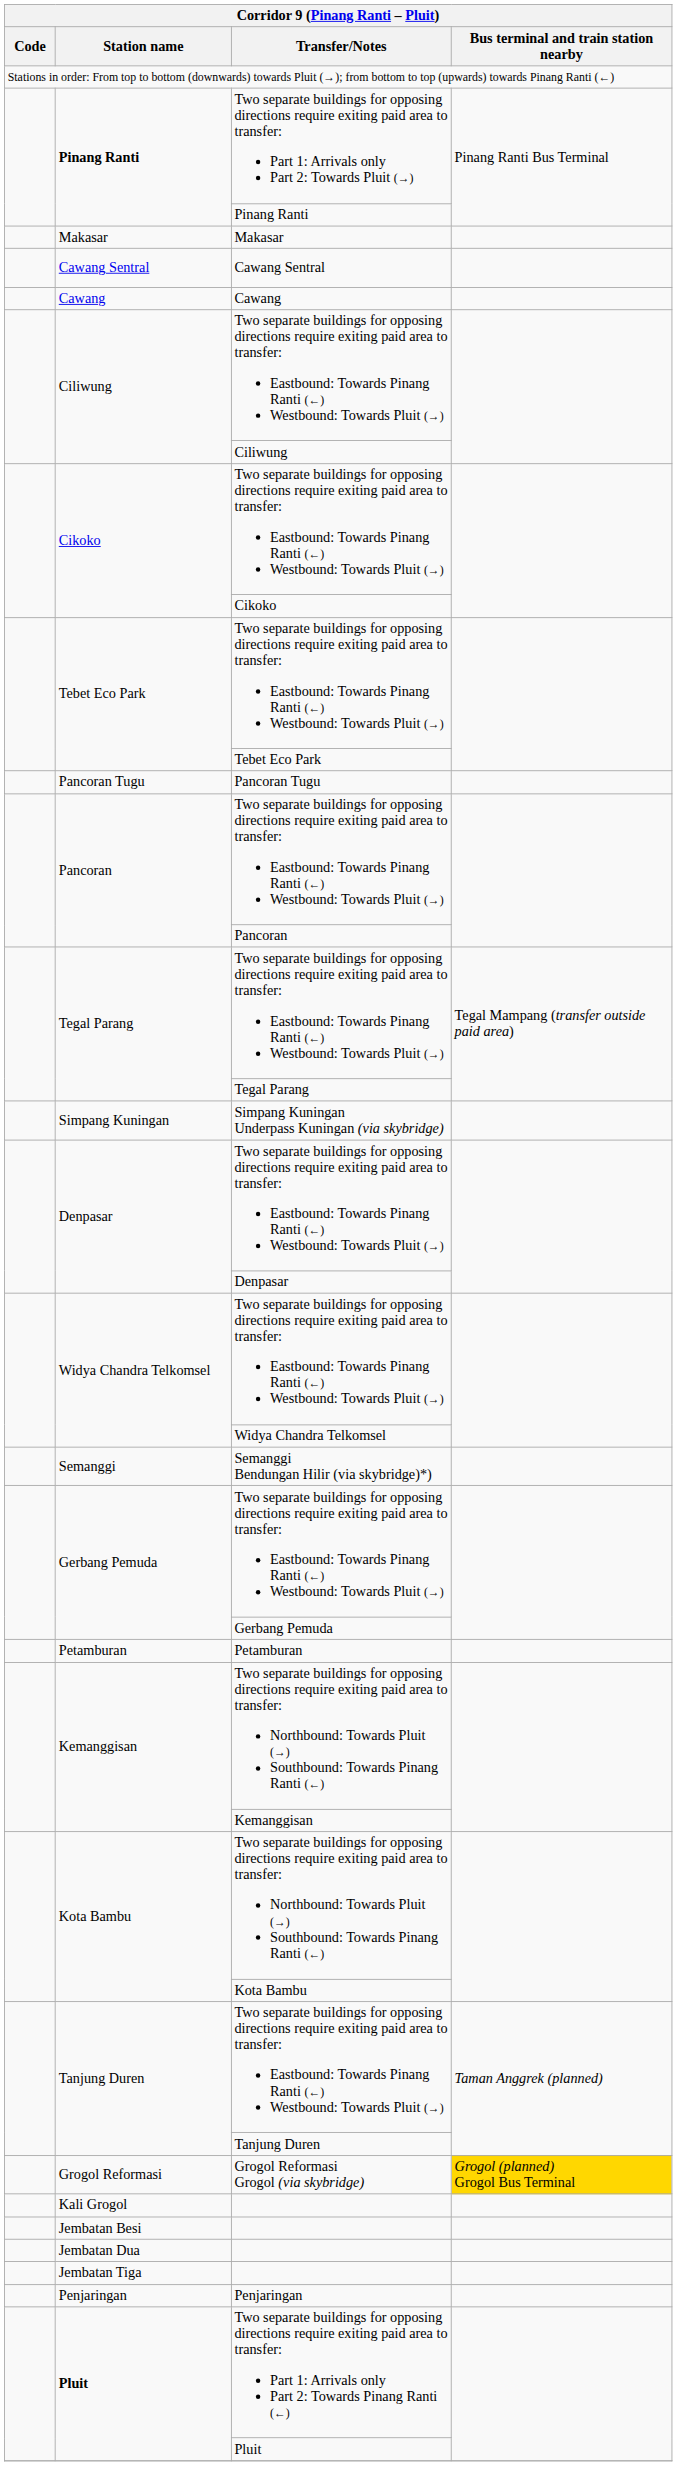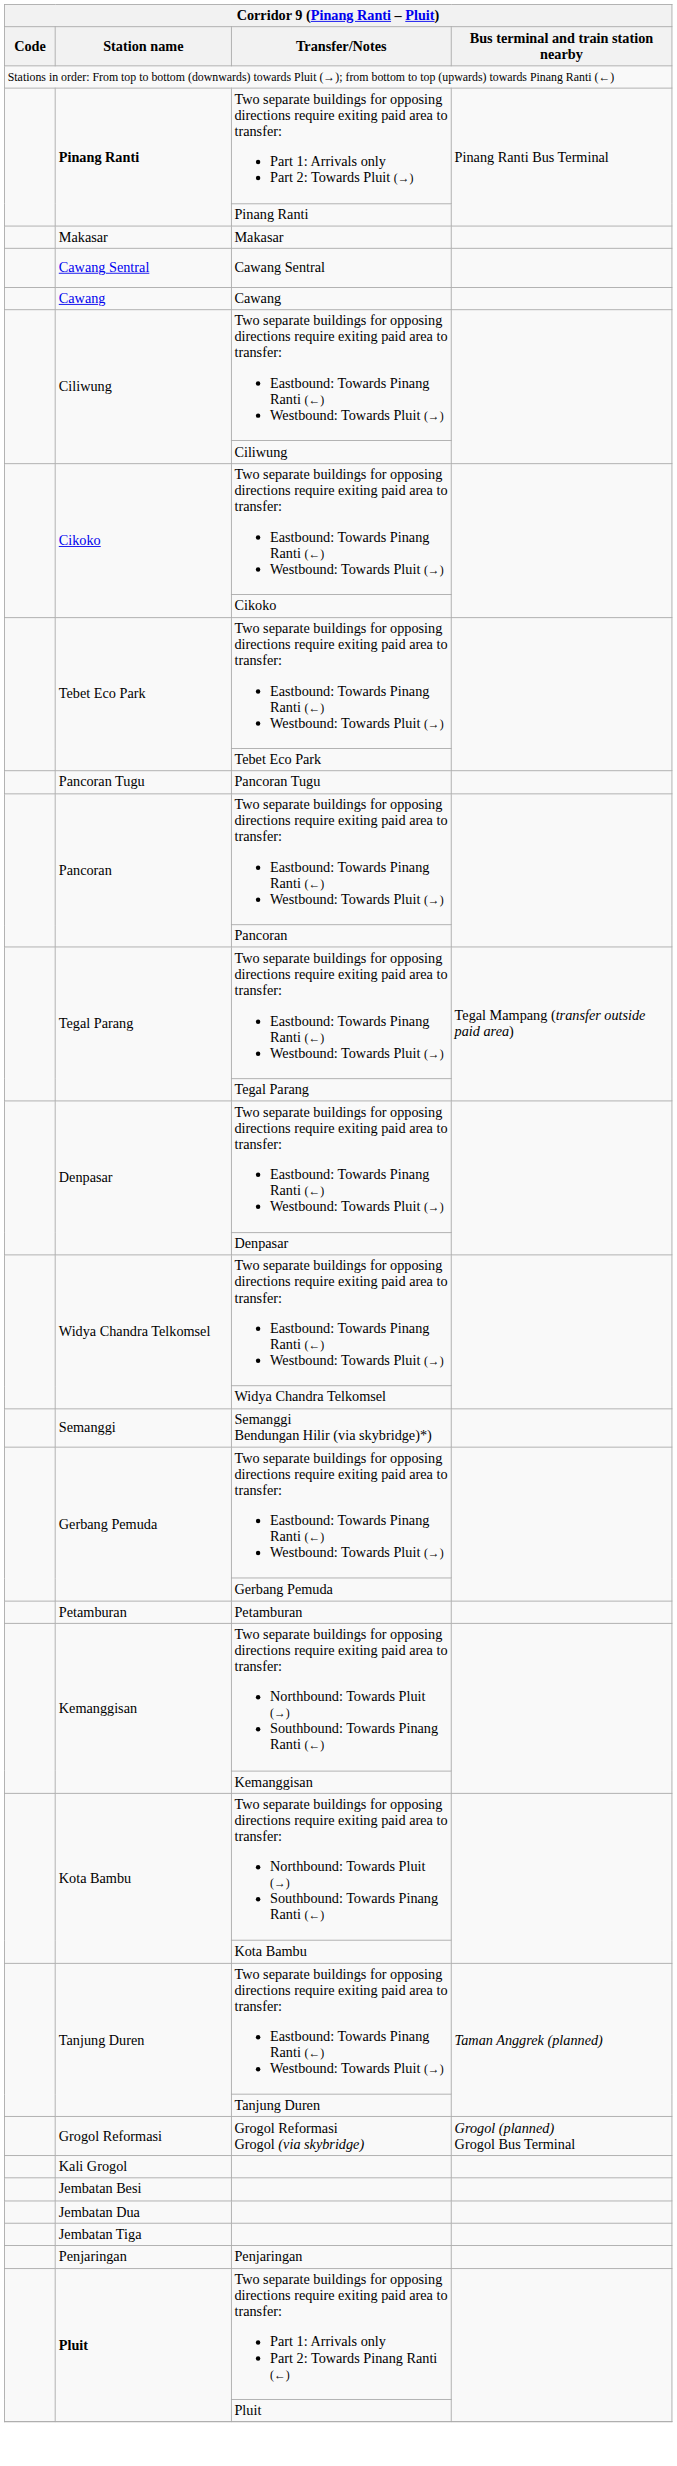- row: (114, 1120)
(515, 2174) gold background -> (515, 2136) no background
